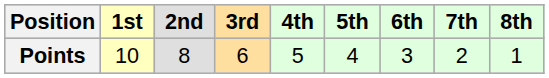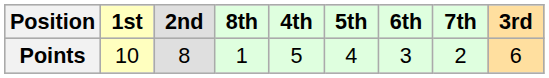columns swapped: (242, 21) <-> (516, 21)
